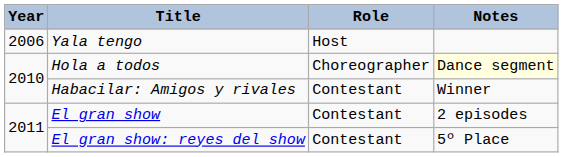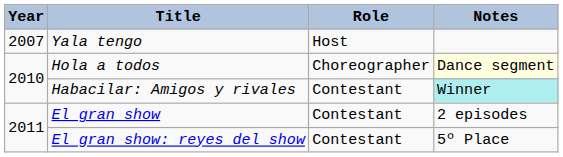(26, 41) 2006 -> (26, 41) 2007
(464, 91) no background -> (464, 91) paleturquoise background
